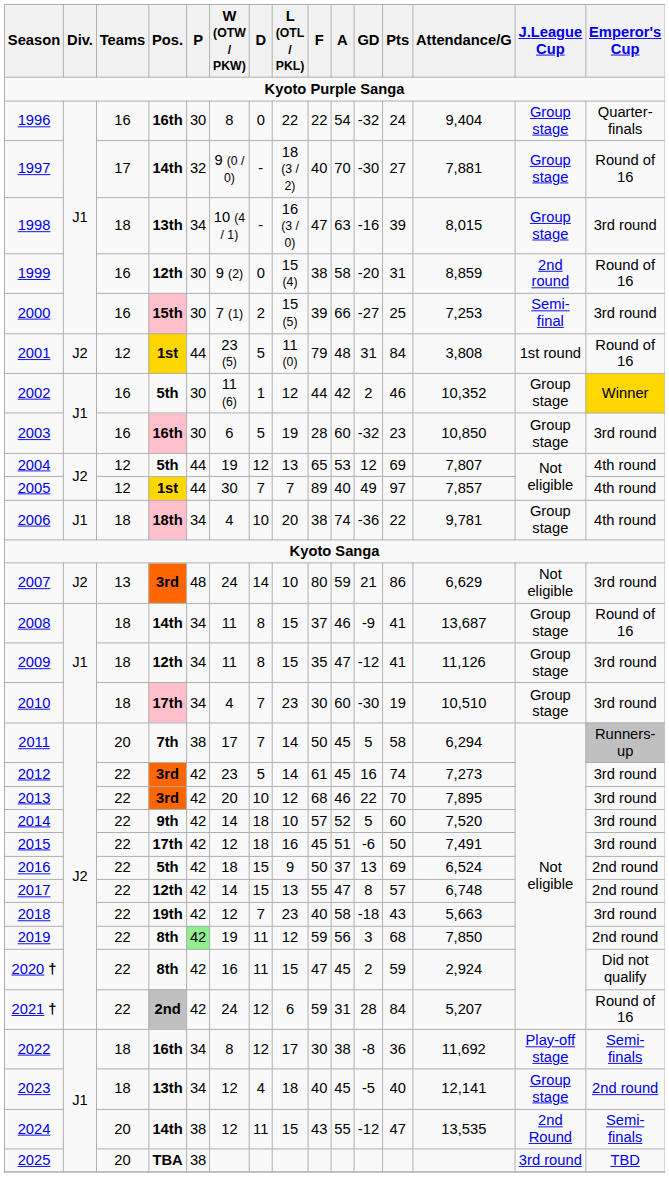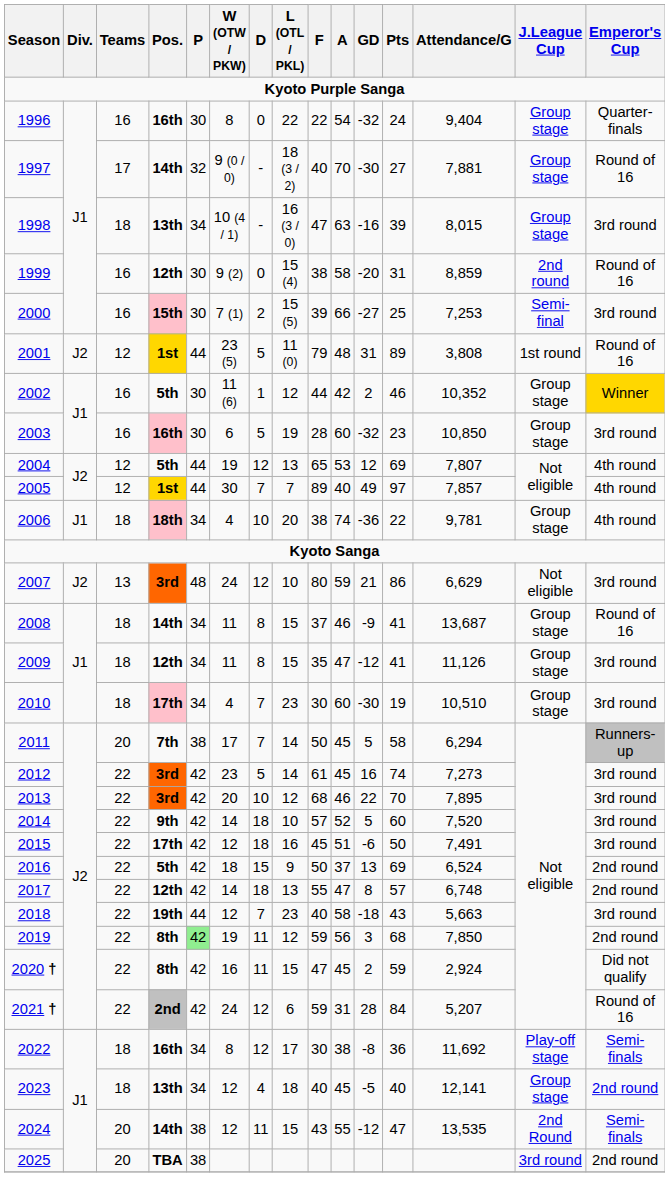(398, 353) 84 -> (398, 353) 89
(261, 583) 14 -> (261, 583) 12
(261, 891) 15 -> (261, 891) 18
(198, 914) 42 -> (198, 914) 44
(625, 1160) TBD -> (625, 1160) 2nd round
